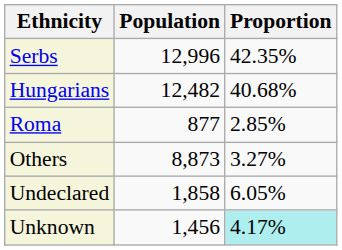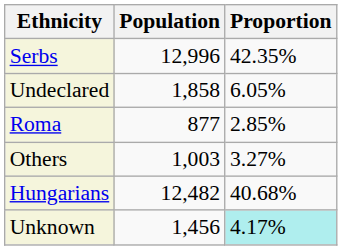rows swapped: (59, 90) <-> (59, 192)
(196, 158) 8,873 -> (196, 158) 1,003
